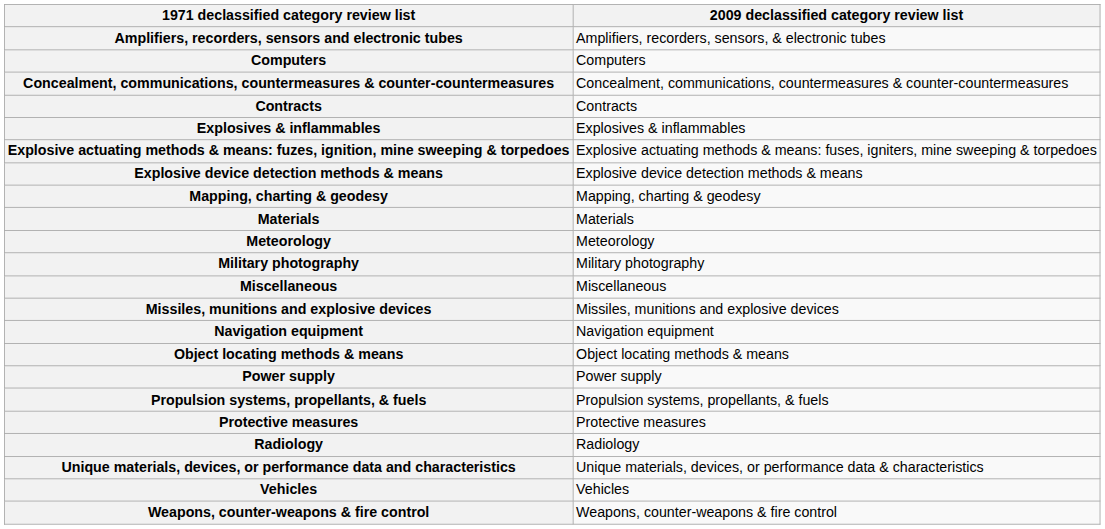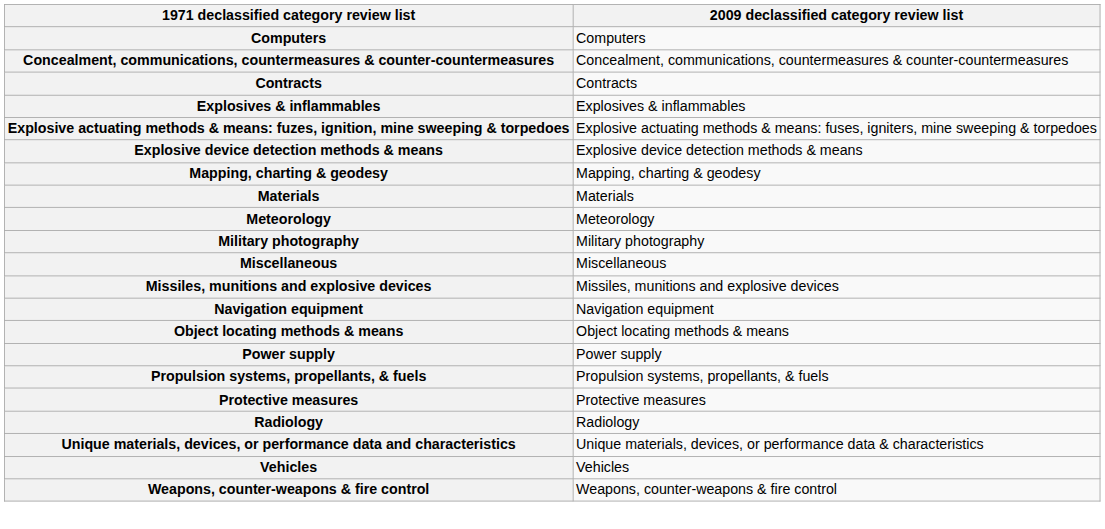- row: (289, 38)
